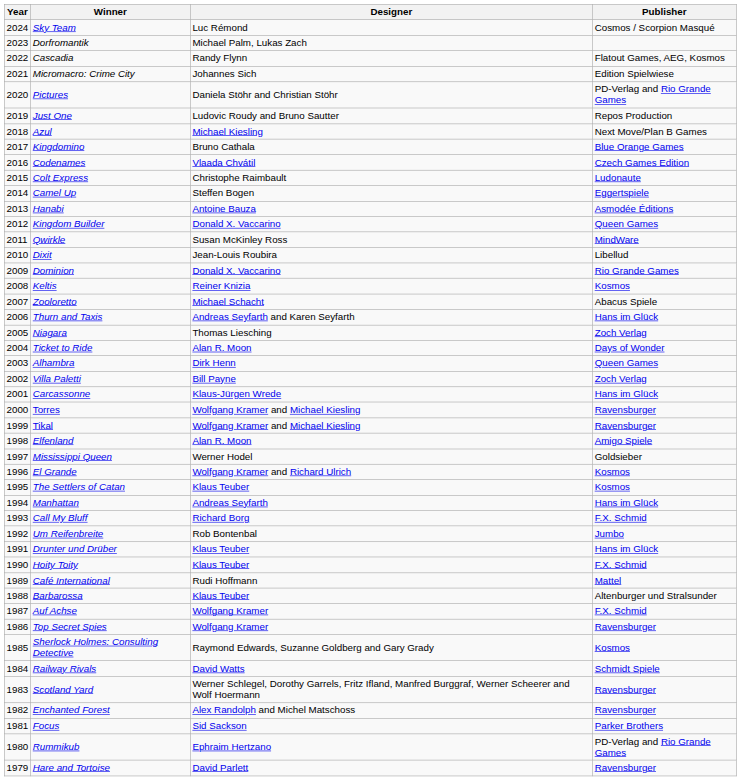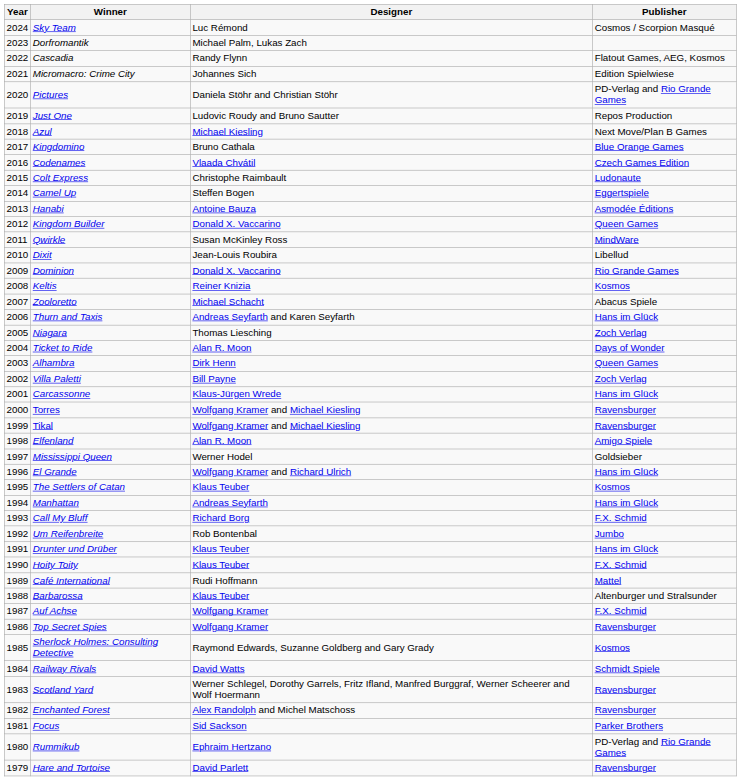(612, 472) Kosmos -> (626, 472) Hans im Glück
